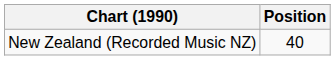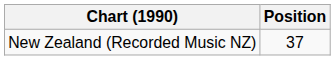(295, 42) 40 -> (295, 42) 37
